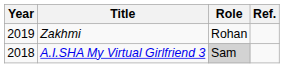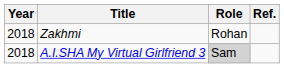(21, 33) 2019 -> (21, 33) 2018
